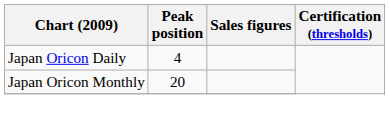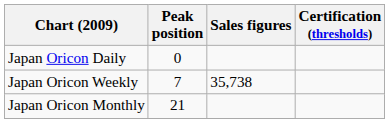(178, 57) 4 -> (178, 57) 0
+ row: (73, 81)
(178, 81) 20 -> (178, 105) 21
